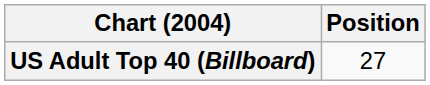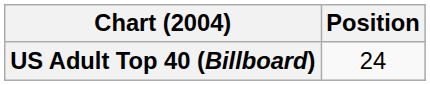(373, 60) 27 -> (373, 60) 24
